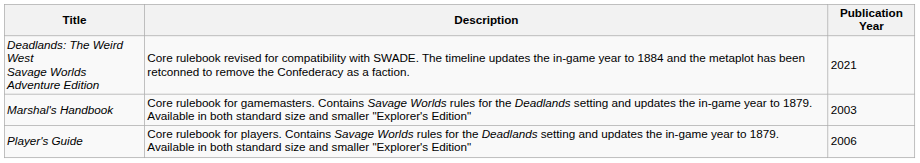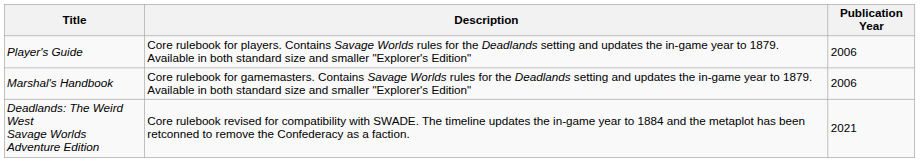rows swapped: (45, 141) <-> (65, 65)
(844, 109) 2003 -> (844, 83) 2006
